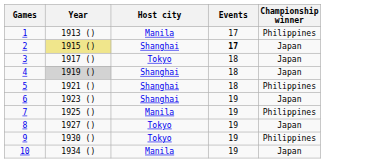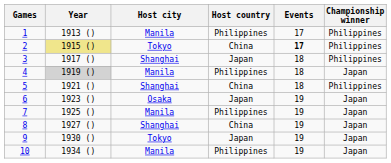+ column: (241, 16)
(160, 46) Shanghai -> (160, 46) Tokyo
(289, 46) Japan -> (355, 46) Philippines
(160, 60) Tokyo -> (160, 60) Shanghai
(289, 60) Japan -> (355, 60) Philippines
(160, 73) Shanghai -> (160, 73) Manila
(160, 99) Shanghai -> (160, 99) Osaka
(289, 112) Philippines -> (355, 112) Japan
(160, 125) Tokyo -> (160, 125) Shanghai
(289, 138) Philippines -> (355, 138) Japan
